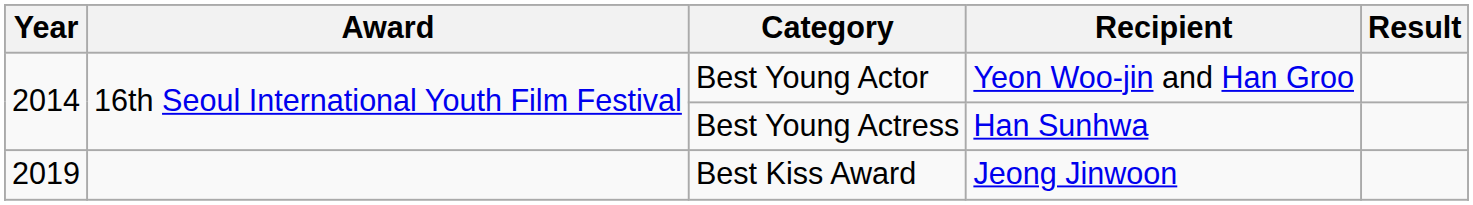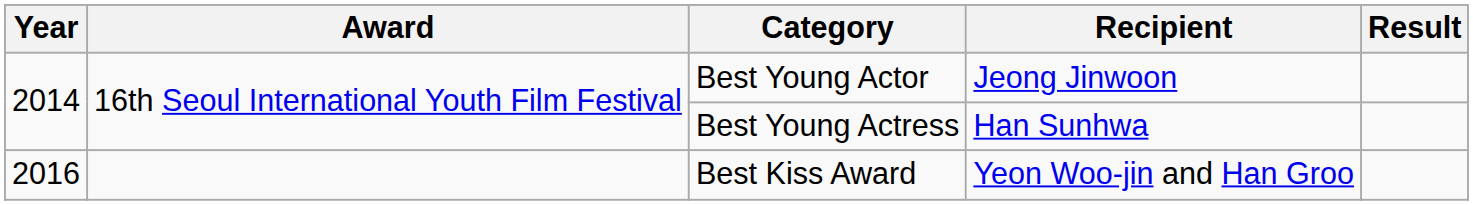(1164, 77) Yeon Woo-jin and Han Groo -> (1075, 77) Jeong Jinwoon
(46, 174) 2019 -> (46, 174) 2016
(1075, 174) Jeong Jinwoon -> (1164, 174) Yeon Woo-jin and Han Groo
